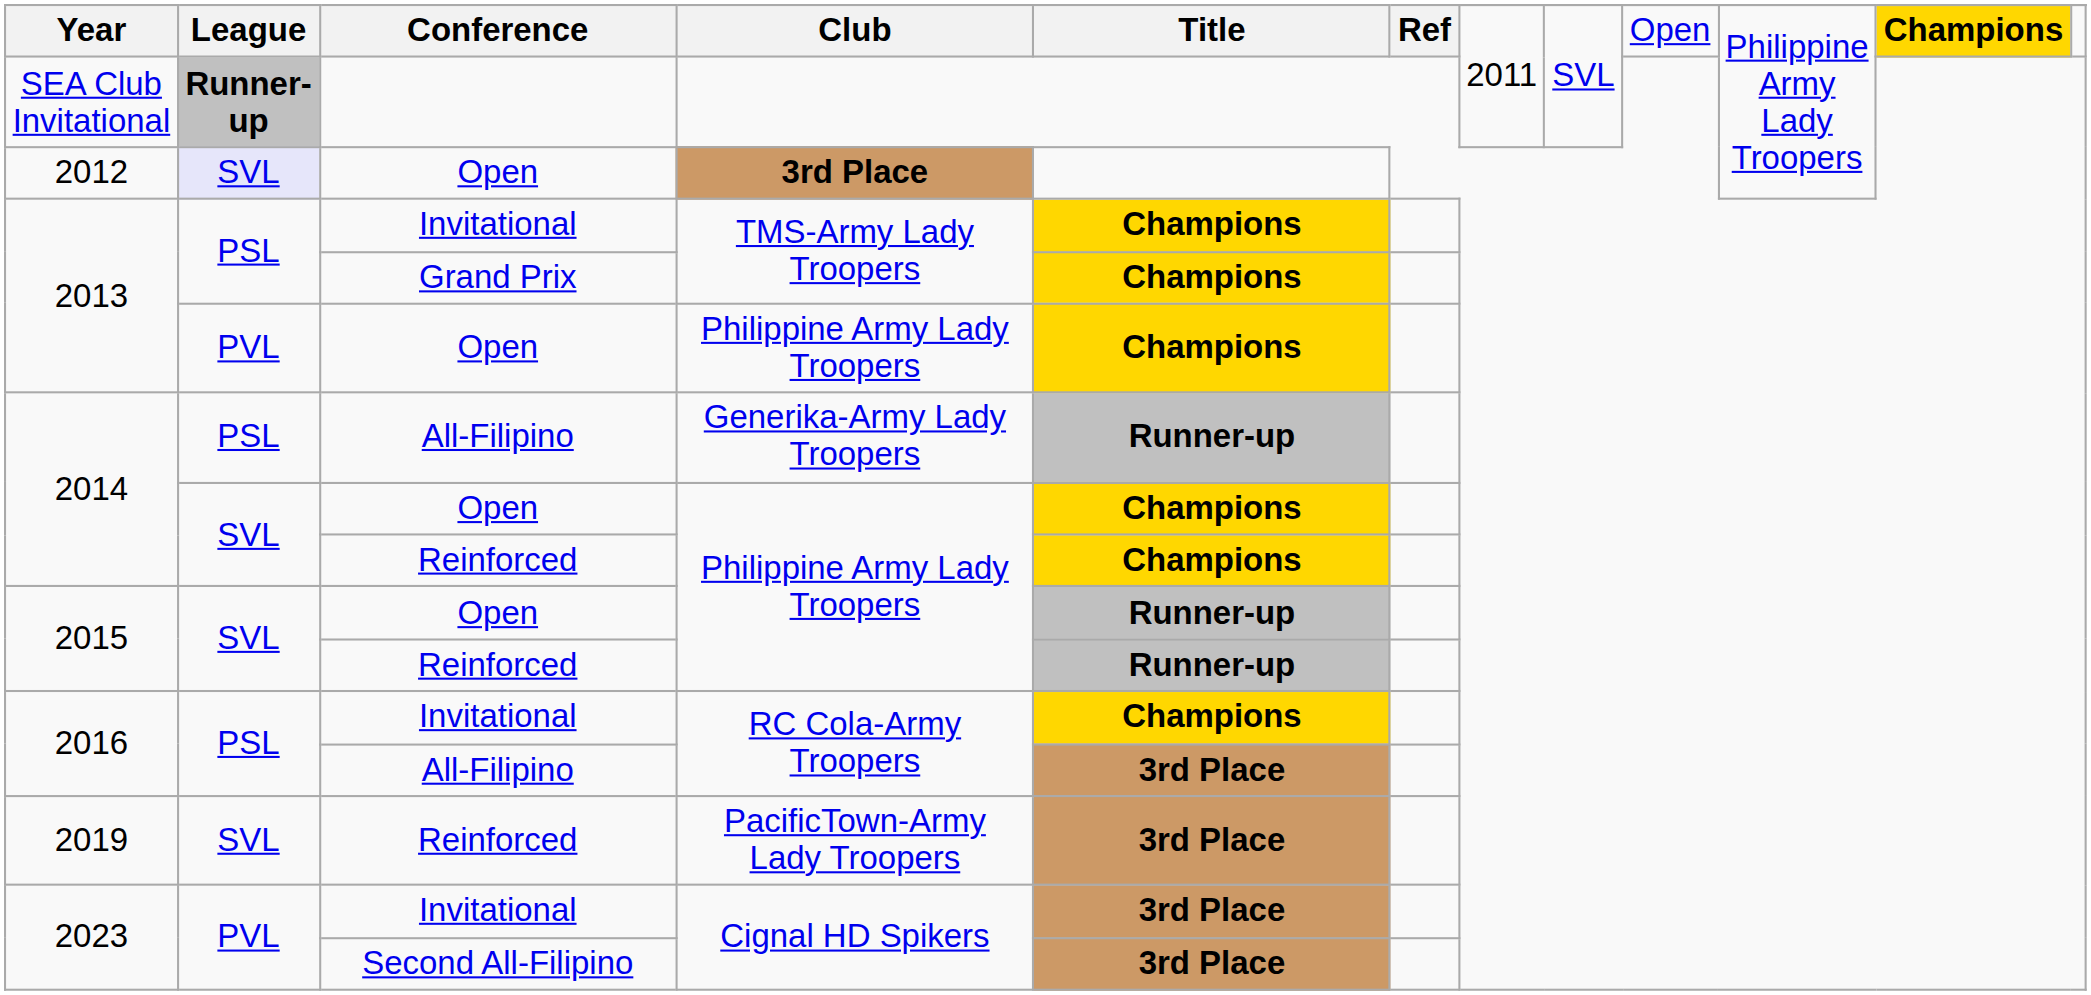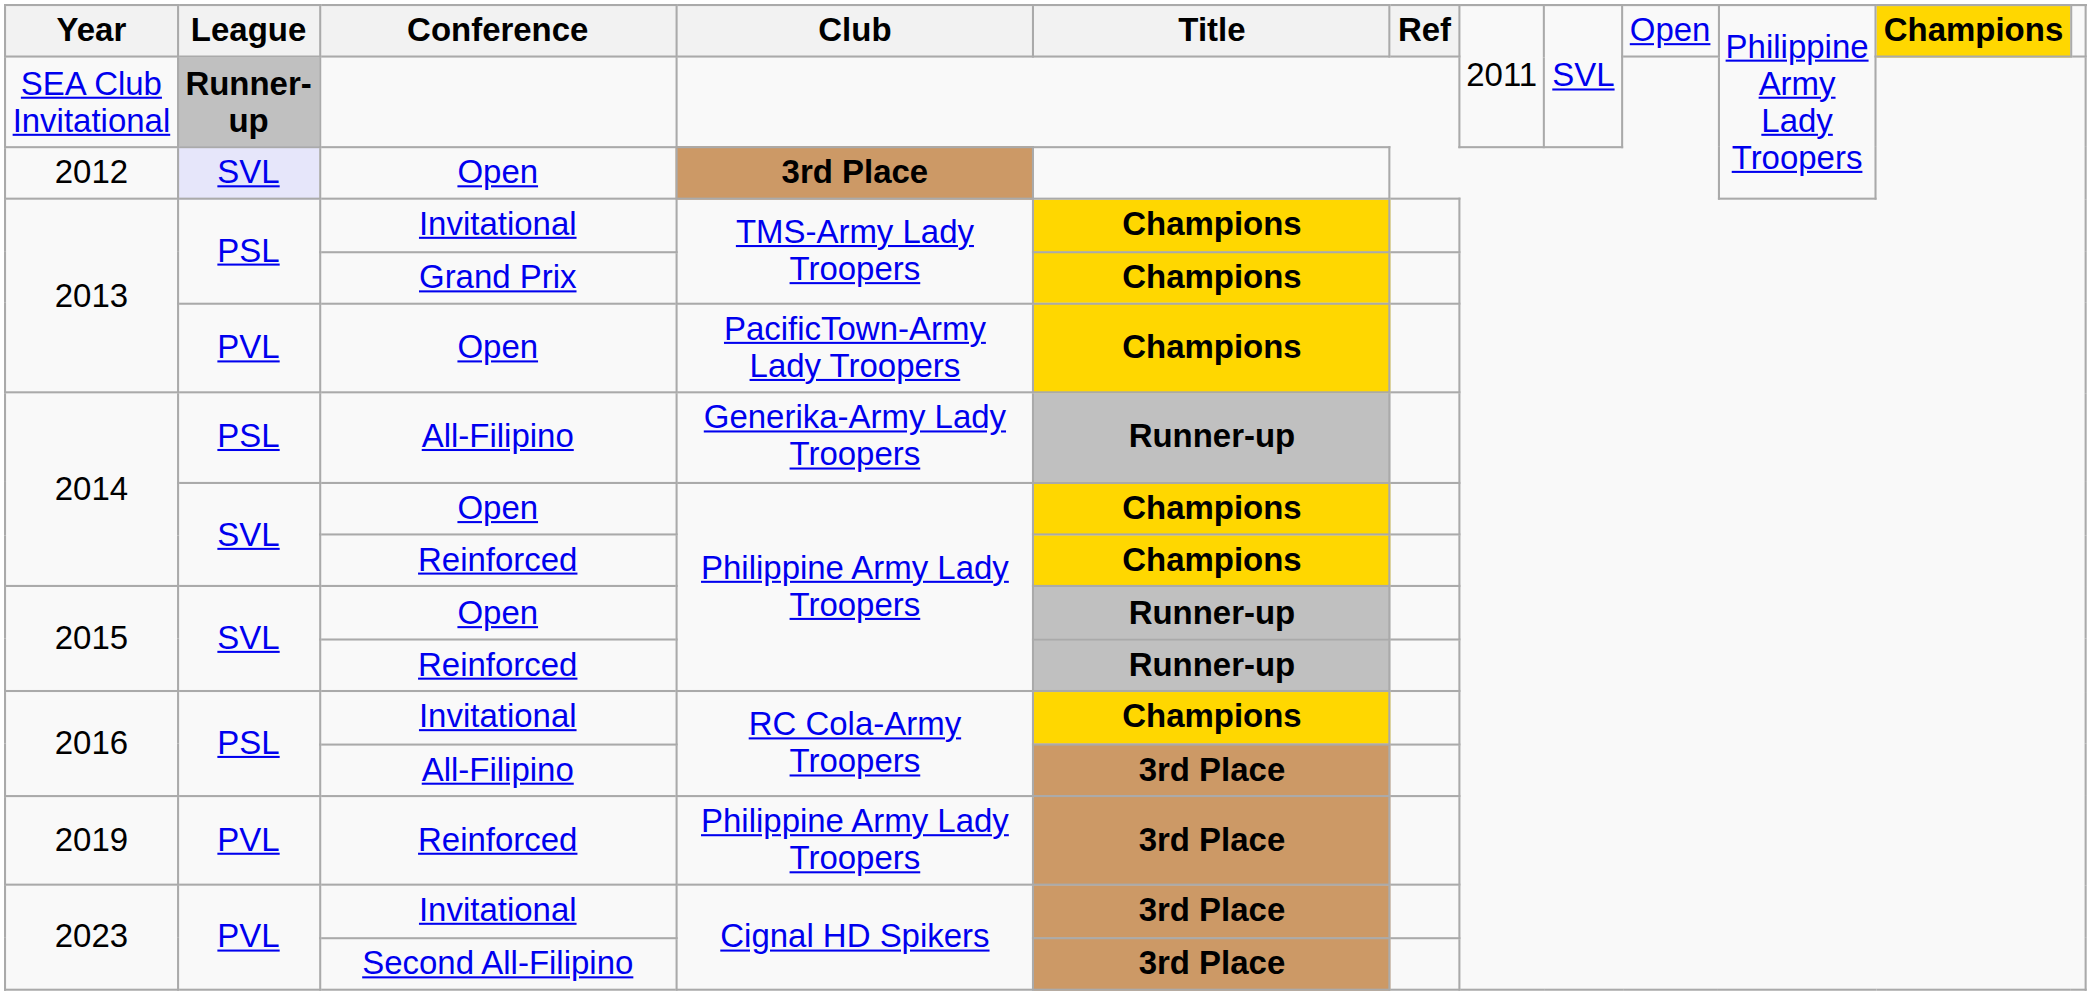(855, 347) Philippine Army Lady Troopers -> (855, 347) PacificTown-Army Lady Troopers
(249, 839) SVL -> (249, 839) PVL
(855, 839) PacificTown-Army Lady Troopers -> (855, 839) Philippine Army Lady Troopers
